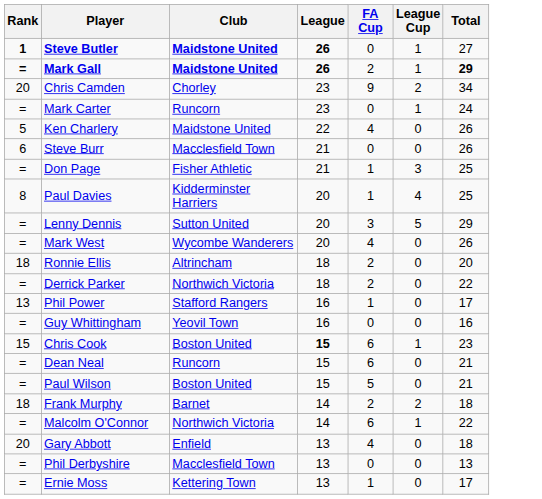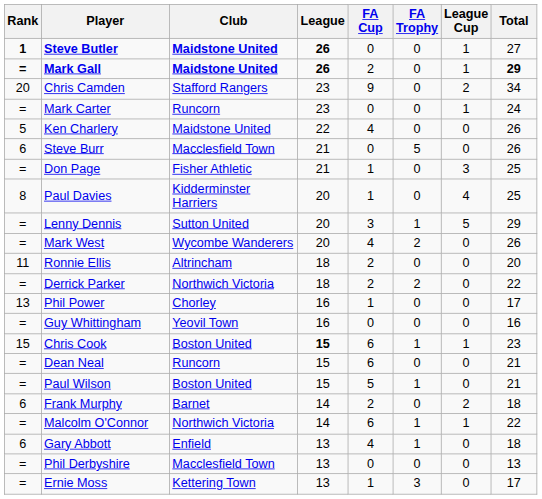+ column: (417, 21)
(194, 88) Chorley -> (220, 88) Stafford Rangers
(23, 263) 18 -> (23, 263) 11
(220, 303) Stafford Rangers -> (194, 303) Chorley
(23, 403) 18 -> (23, 403) 6
(23, 443) 20 -> (23, 443) 6
